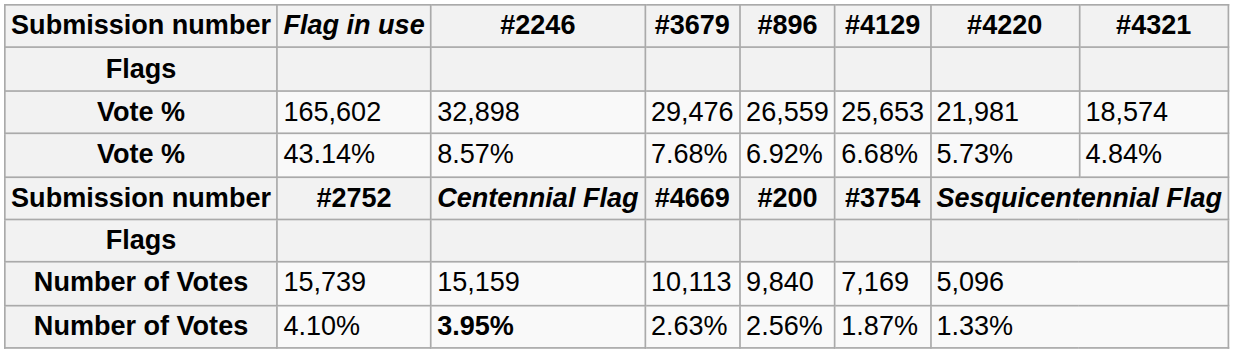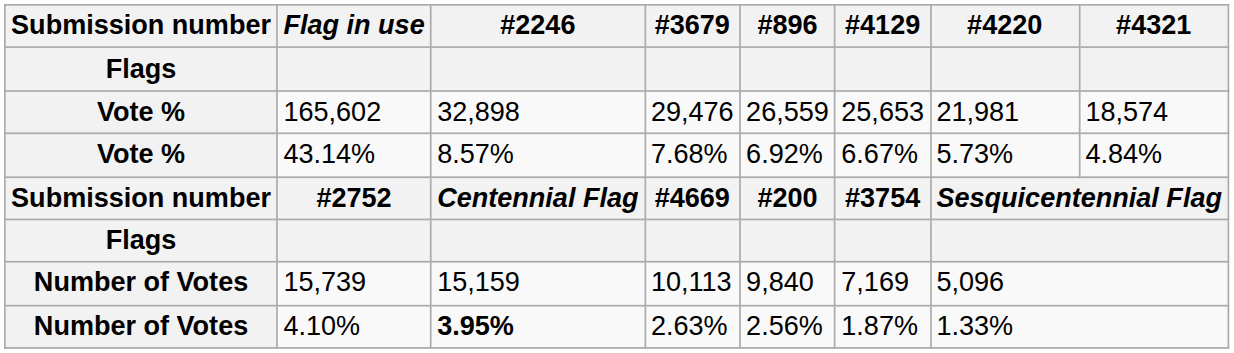(880, 154) 6.68% -> (880, 154) 6.67%
